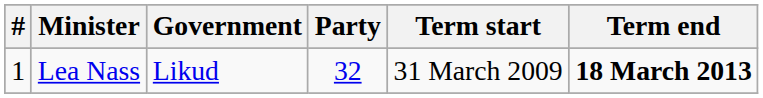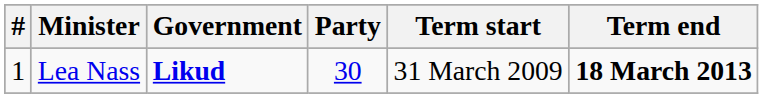(186, 70) normal -> (189, 70) bold
(348, 70) 32 -> (348, 70) 30
